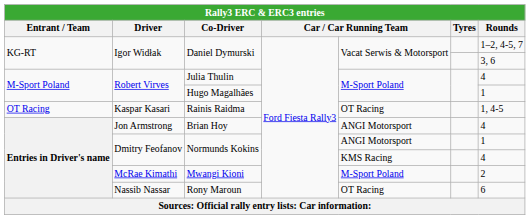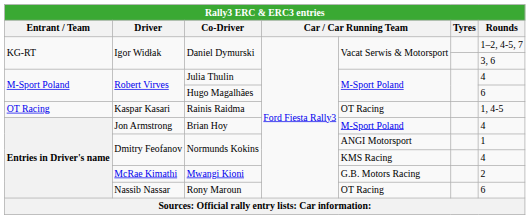(483, 92) 1 -> (483, 92) 6
(376, 125) ANGI Motorsport -> (372, 125) M-Sport Poland
(372, 173) M-Sport Poland -> (381, 173) G.B. Motors Racing
